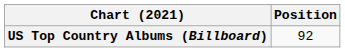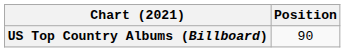(305, 37) 92 -> (305, 37) 90
